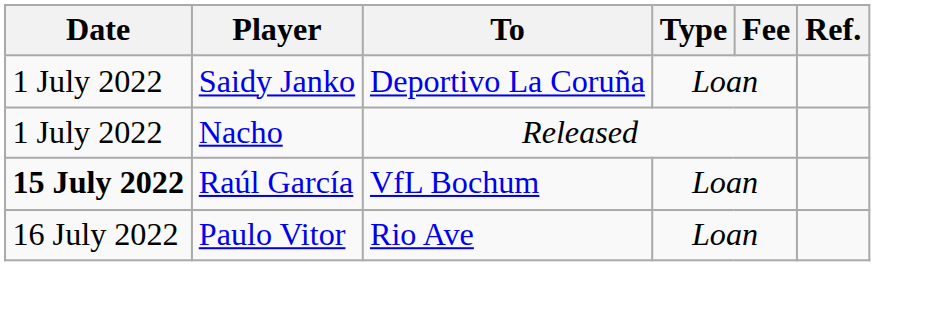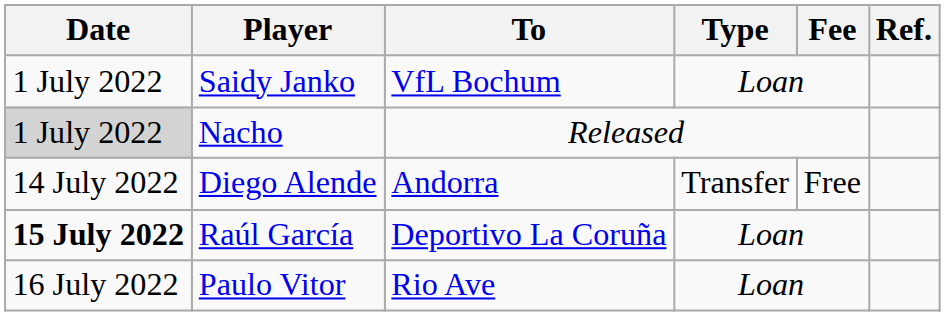(507, 81) Deportivo La Coruña -> (476, 81) VfL Bochum
(87, 132) no background -> (87, 132) lightgrey background
+ row: (288, 183)
(455, 183) VfL Bochum -> (529, 234) Deportivo La Coruña
